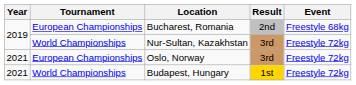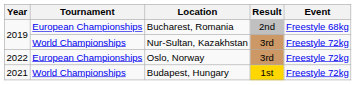(17, 58) 2021 -> (17, 58) 2022
